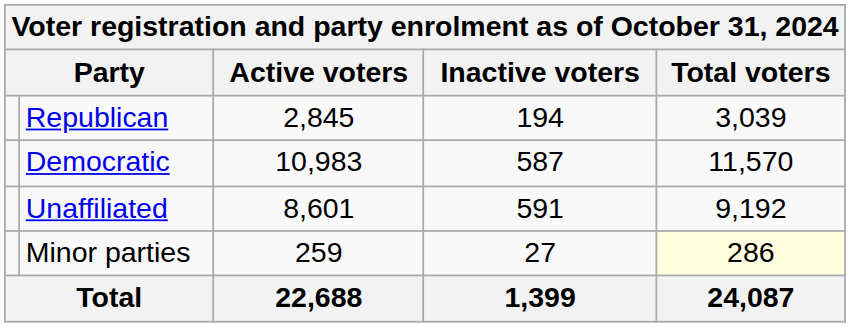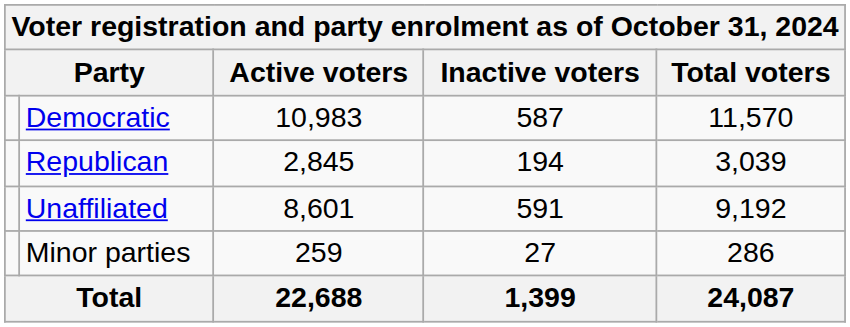rows swapped: (98, 162) <-> (97, 117)
(751, 252) lightyellow background -> (751, 252) no background
